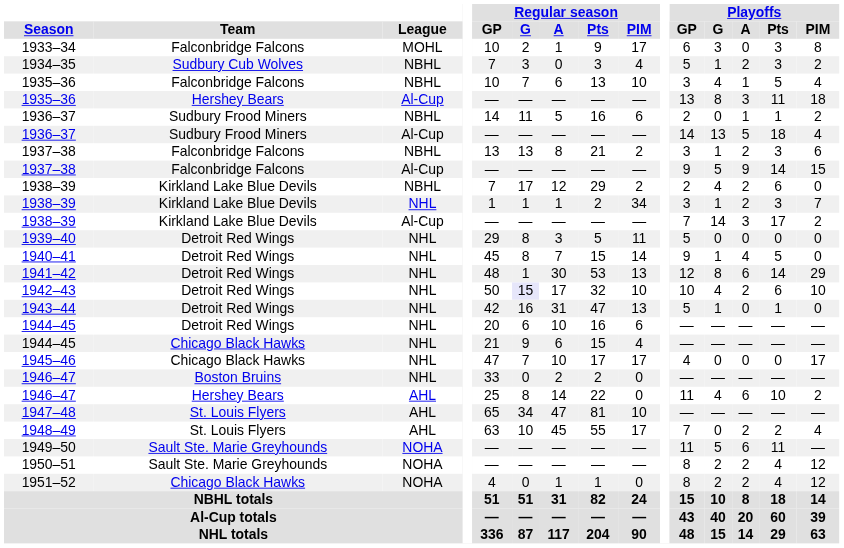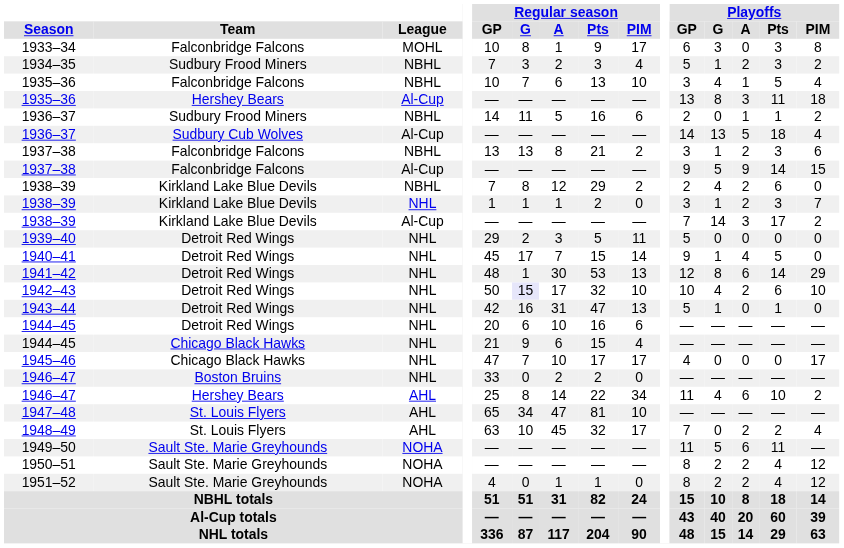(526, 47) 2 -> (526, 47) 8
(238, 64) Sudbury Cub Wolves -> (238, 64) Sudbury Frood Miners
(559, 64) 0 -> (559, 64) 2
(238, 134) Sudbury Frood Miners -> (238, 134) Sudbury Cub Wolves
(526, 186) 17 -> (526, 186) 8
(639, 204) 34 -> (639, 204) 0
(526, 238) 8 -> (526, 238) 2
(526, 256) 8 -> (526, 256) 17
(639, 395) 0 -> (639, 395) 34
(598, 430) 55 -> (598, 430) 32
(238, 482) Chicago Black Hawks -> (238, 482) Sault Ste. Marie Greyhounds
